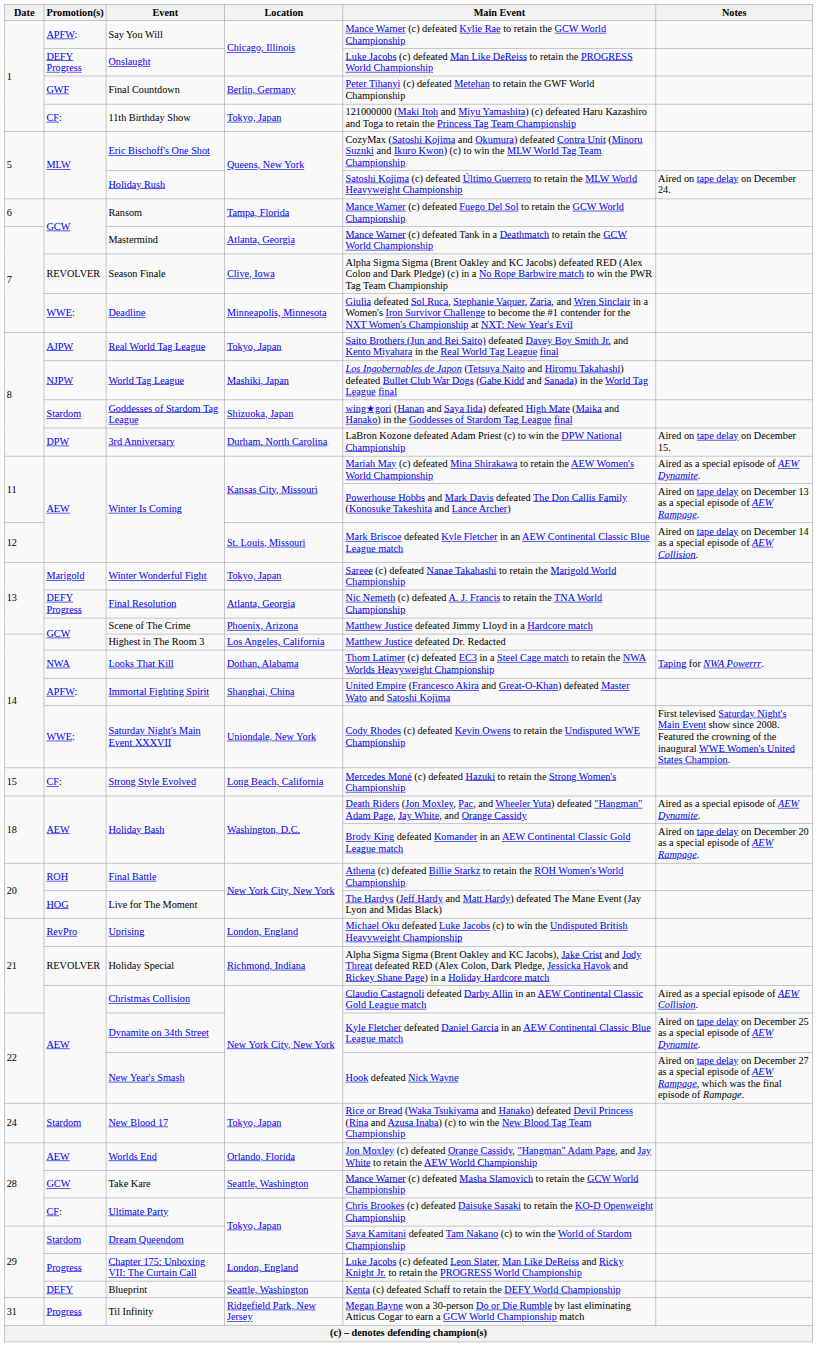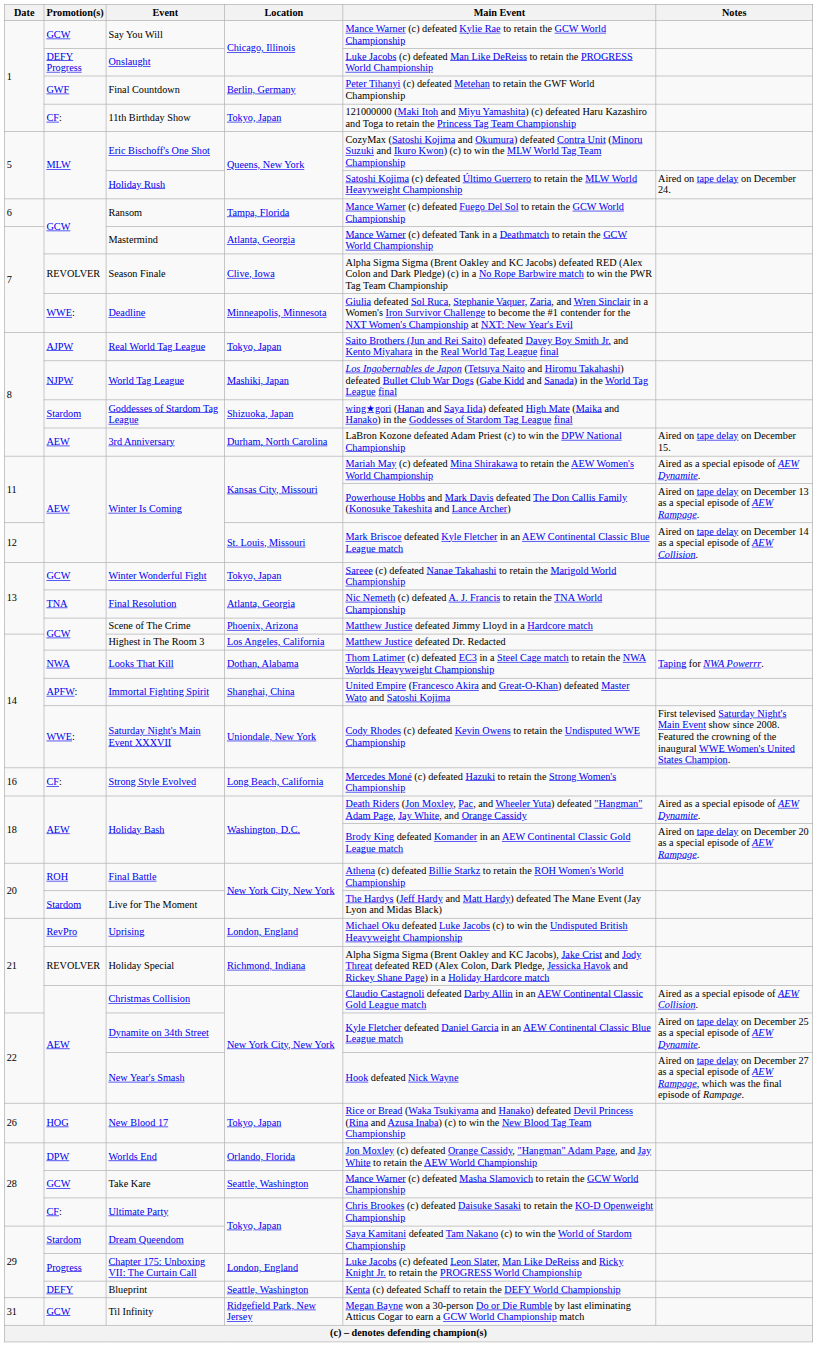(62, 34) APFW: -> (58, 34) GCW
(58, 442) DPW -> (58, 442) AEW
(66, 576) Marigold -> (58, 576) GCW
(64, 604) DEFY Progress -> (57, 604) TNA
(12, 782) 15 -> (12, 782) 16
(58, 904) HOG -> (64, 904) Stardom
(12, 1123) 24 -> (12, 1123) 26
(64, 1123) Stardom -> (58, 1123) HOG
(58, 1156) AEW -> (58, 1156) DPW
(64, 1311) Progress -> (58, 1311) GCW
